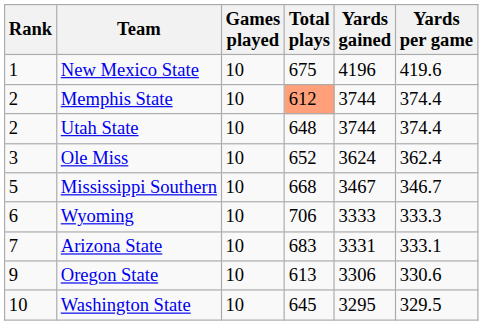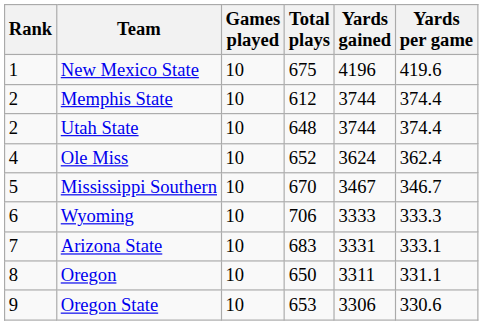(303, 98) lightsalmon background -> (303, 98) no background
(13, 157) 3 -> (13, 157) 4
(303, 187) 668 -> (303, 187) 670
+ row: (89, 275)
(303, 275) 613 -> (303, 305) 653
- row: (126, 305)
